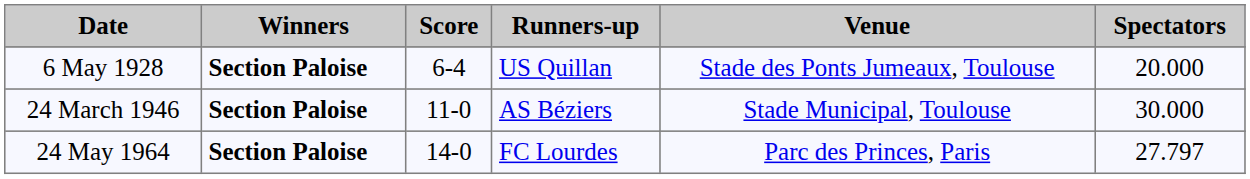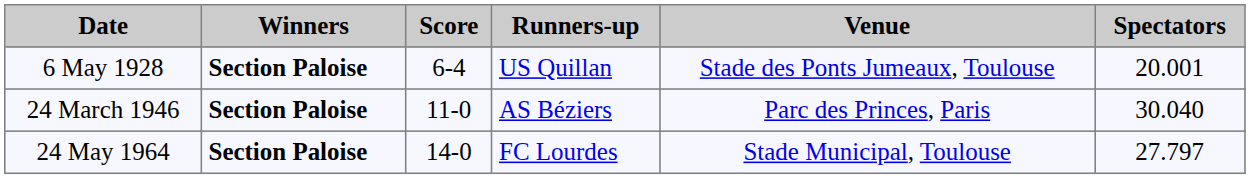(1170, 67) 20.000 -> (1170, 67) 20.001
(877, 109) Stade Municipal, Toulouse -> (877, 109) Parc des Princes, Paris
(1170, 109) 30.000 -> (1170, 109) 30.040
(877, 151) Parc des Princes, Paris -> (877, 151) Stade Municipal, Toulouse
